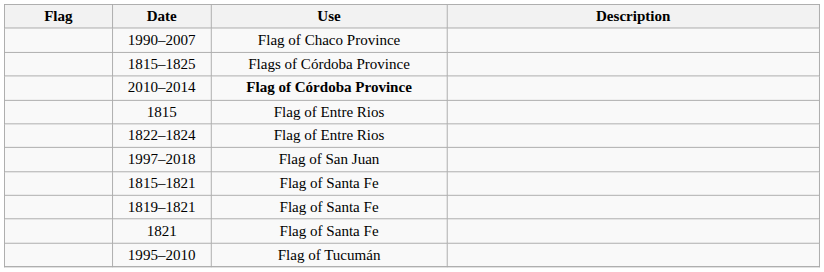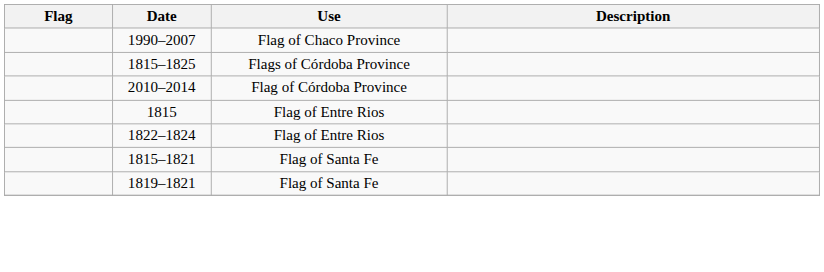(329, 87) bold -> (329, 87) normal
- row: (162, 159)
- row: (162, 231)
- row: (162, 254)
